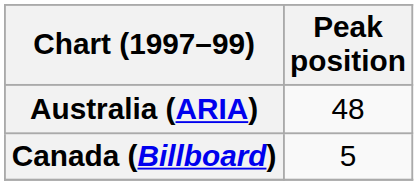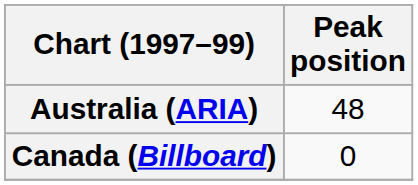(348, 155) 5 -> (348, 155) 0
